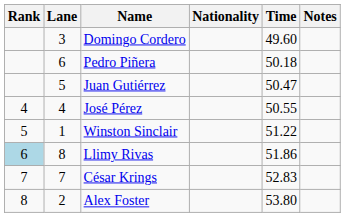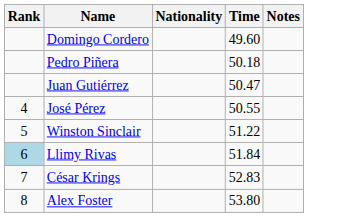- column: (62, 16)
(281, 154) 51.86 -> (244, 154) 51.84
